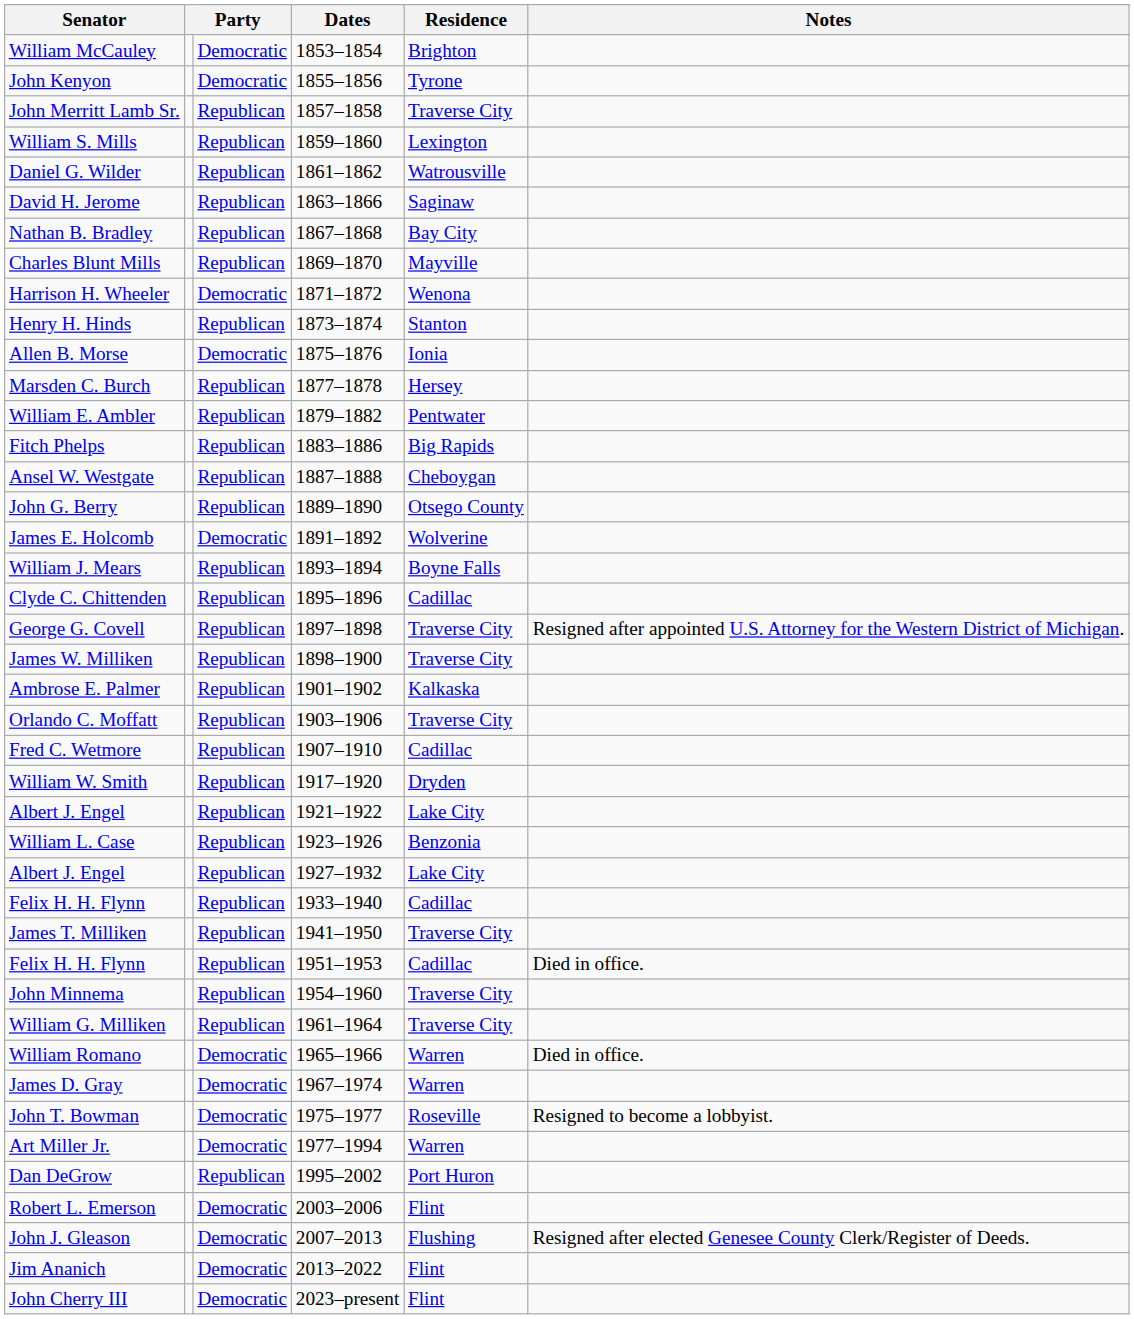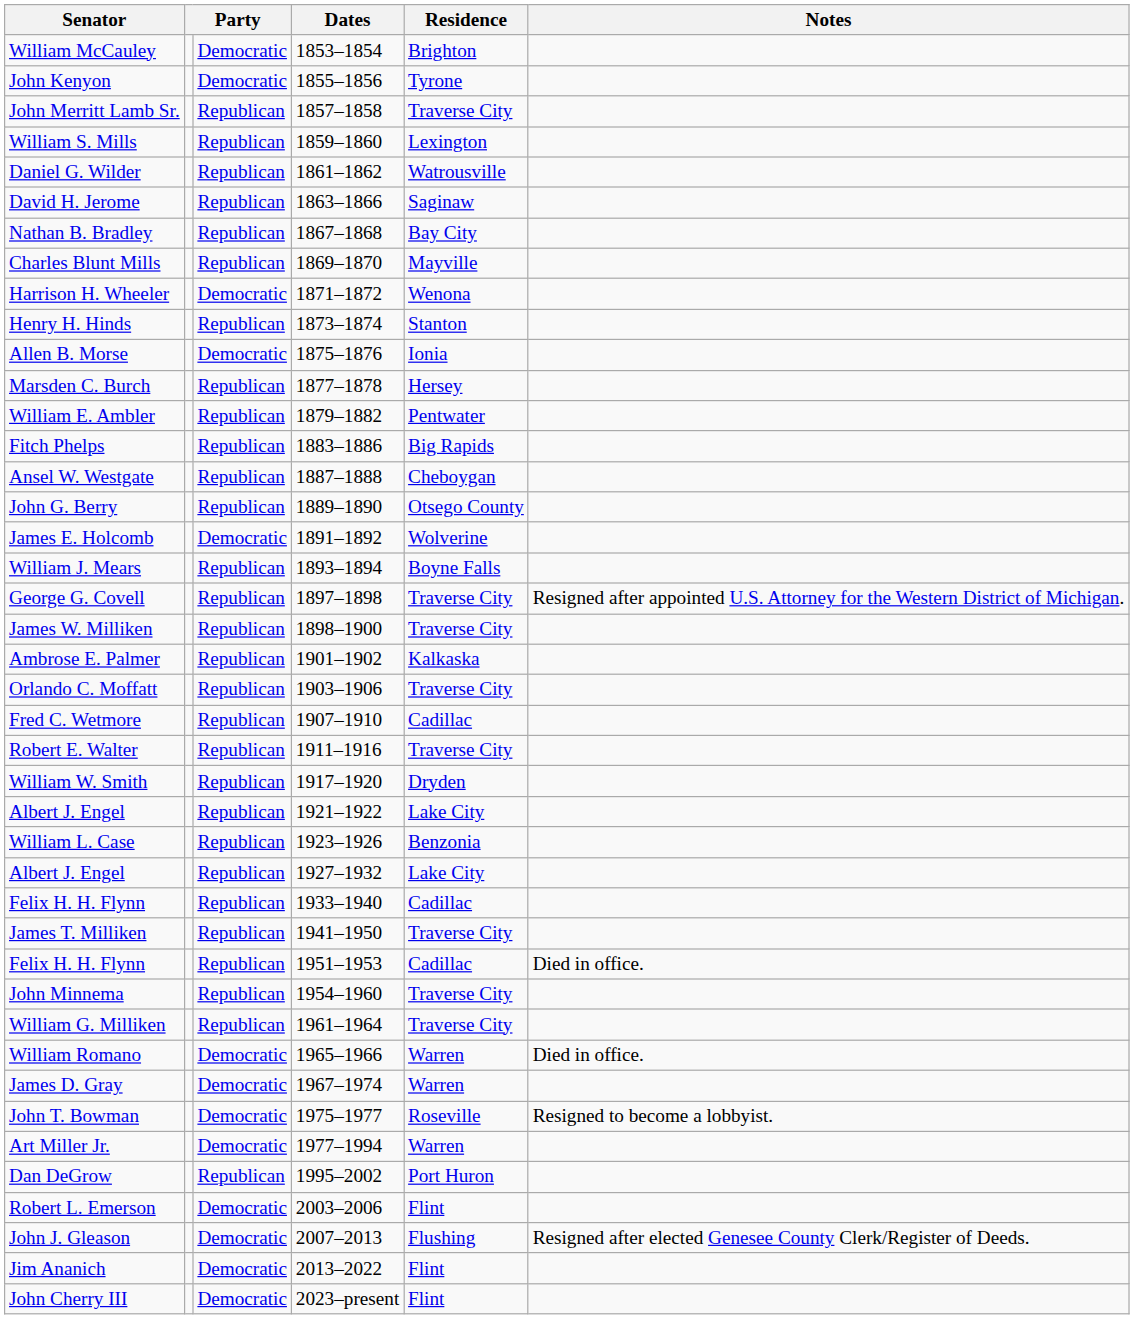- row: (88, 598)
+ row: (73, 750)
